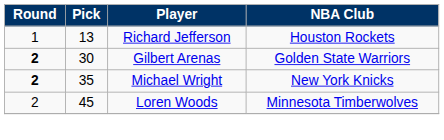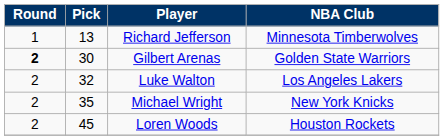(342, 37) Houston Rockets -> (342, 37) Minnesota Timberwolves
+ row: (177, 80)
(35, 80) bold -> (35, 102) normal
(342, 102) Minnesota Timberwolves -> (342, 124) Houston Rockets
